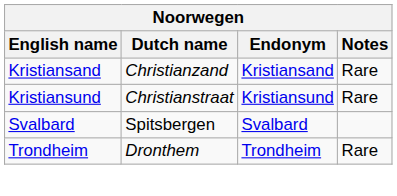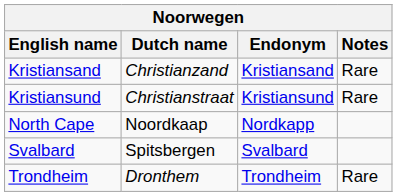+ row: (51, 124)
